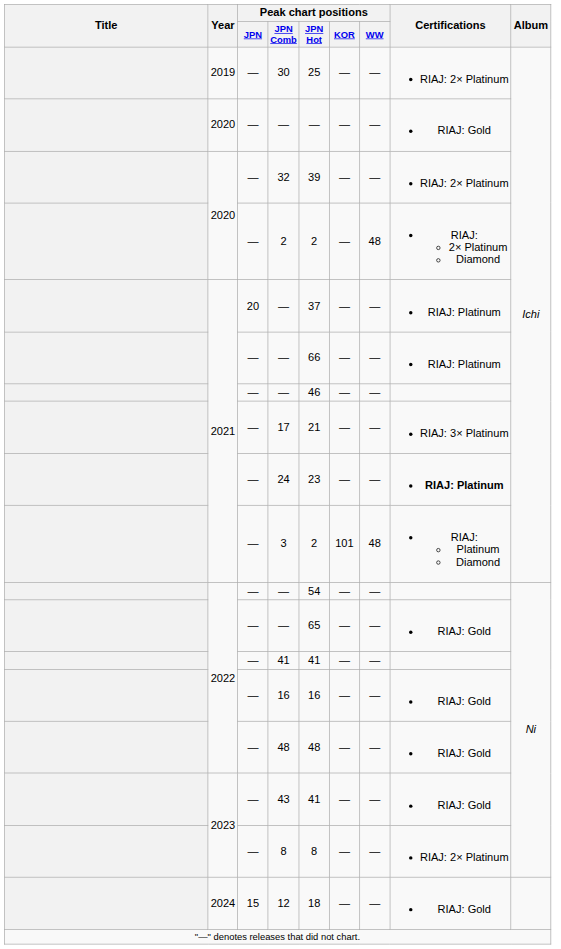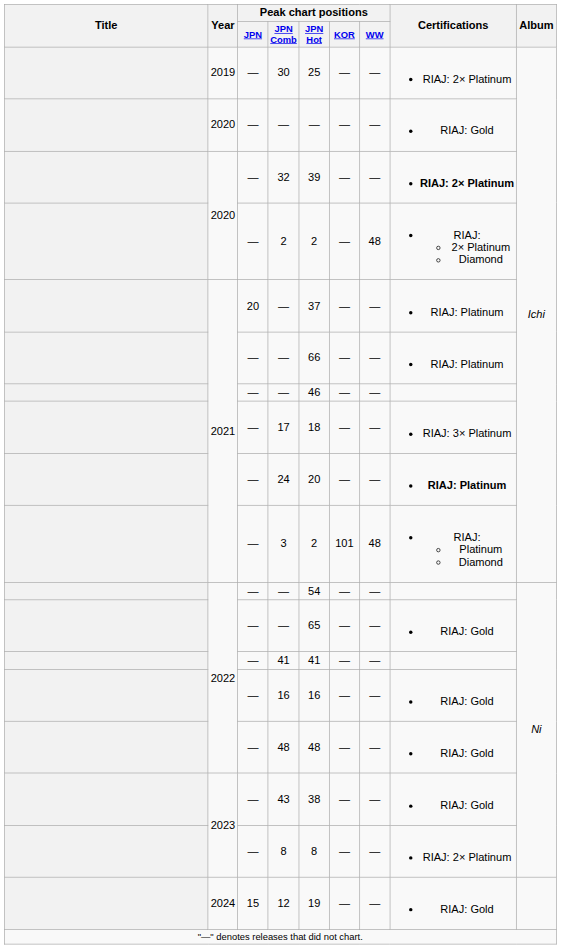(450, 183) normal -> (453, 183) bold
(314, 427) 21 -> (314, 427) 18
(314, 479) 23 -> (314, 479) 20
(314, 799) 41 -> (314, 799) 38
(314, 903) 18 -> (314, 903) 19
